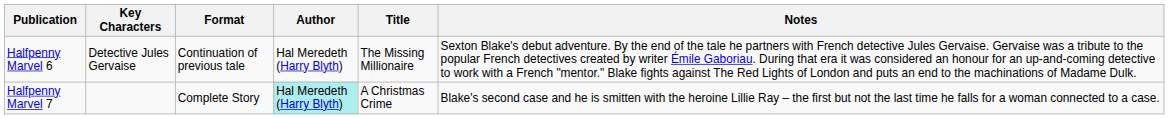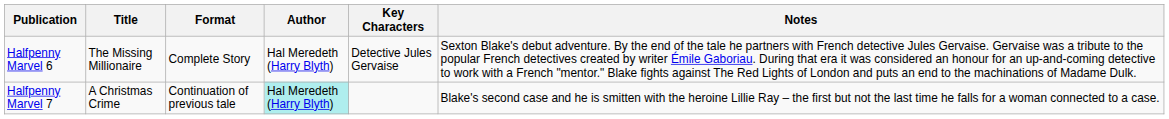columns swapped: (398, 20) <-> (130, 20)
(218, 59) Continuation of previous tale -> (209, 59) Complete Story
(219, 98) Complete Story -> (208, 98) Continuation of previous tale
